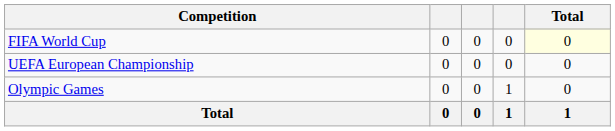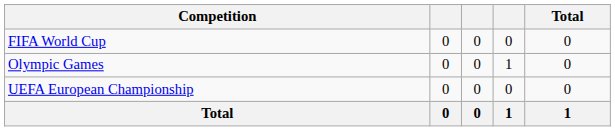(567, 41) lightyellow background -> (567, 41) no background
rows swapped: (56, 89) <-> (101, 65)
